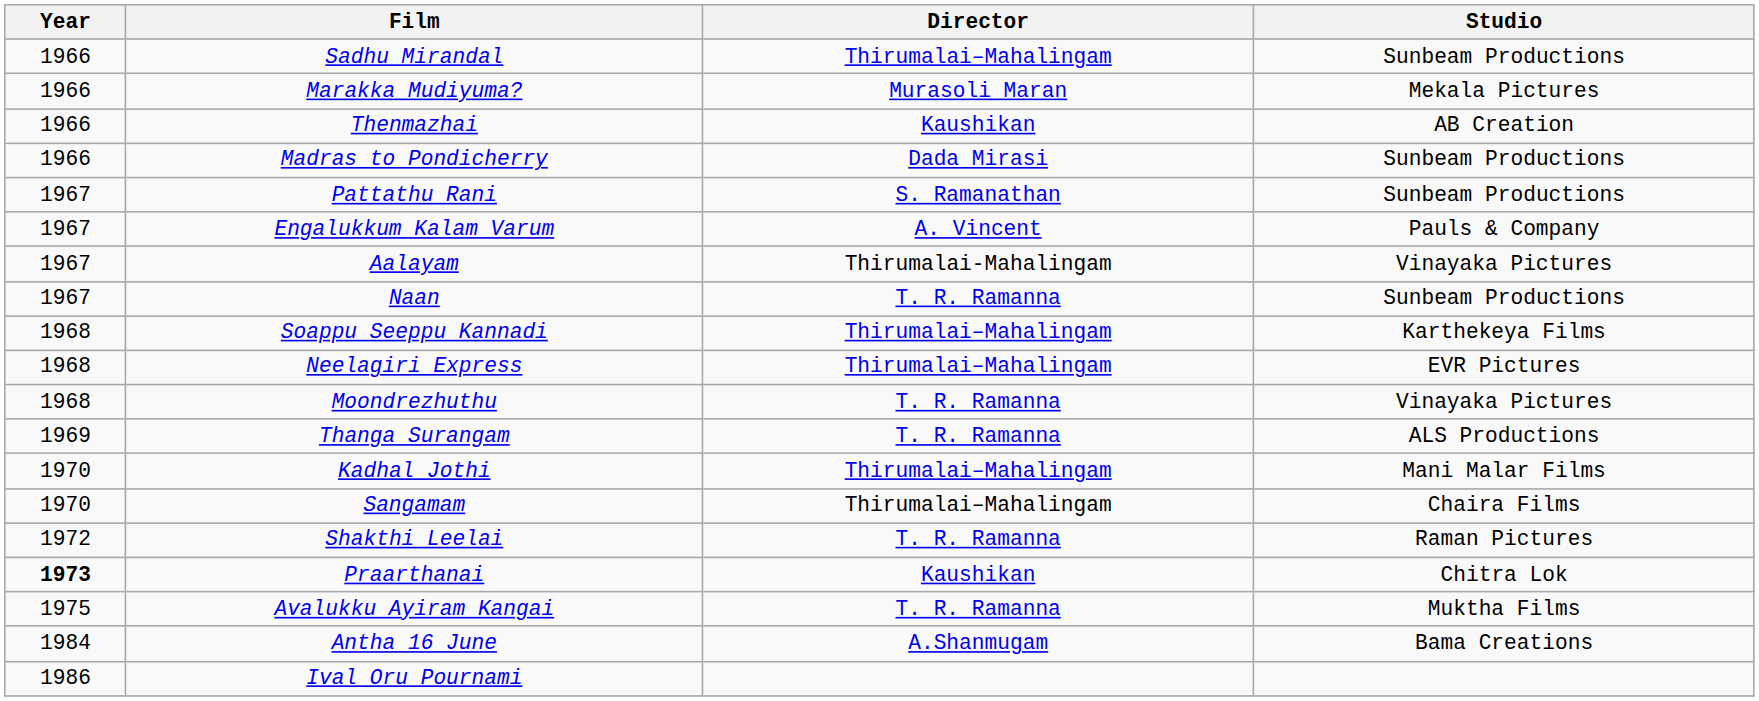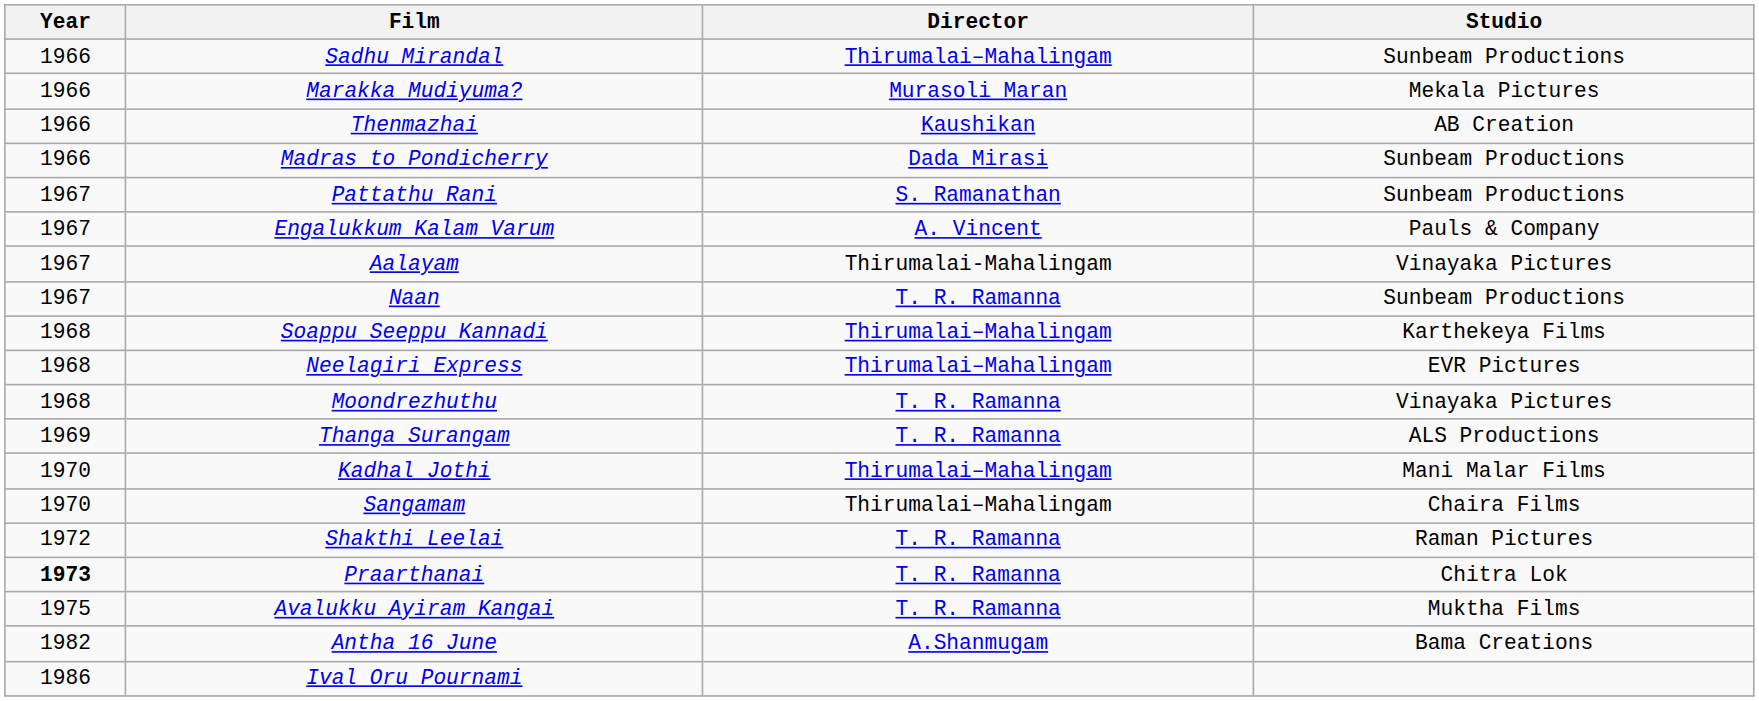(978, 575) Kaushikan -> (978, 575) T. R. Ramanna
(65, 644) 1984 -> (65, 644) 1982
